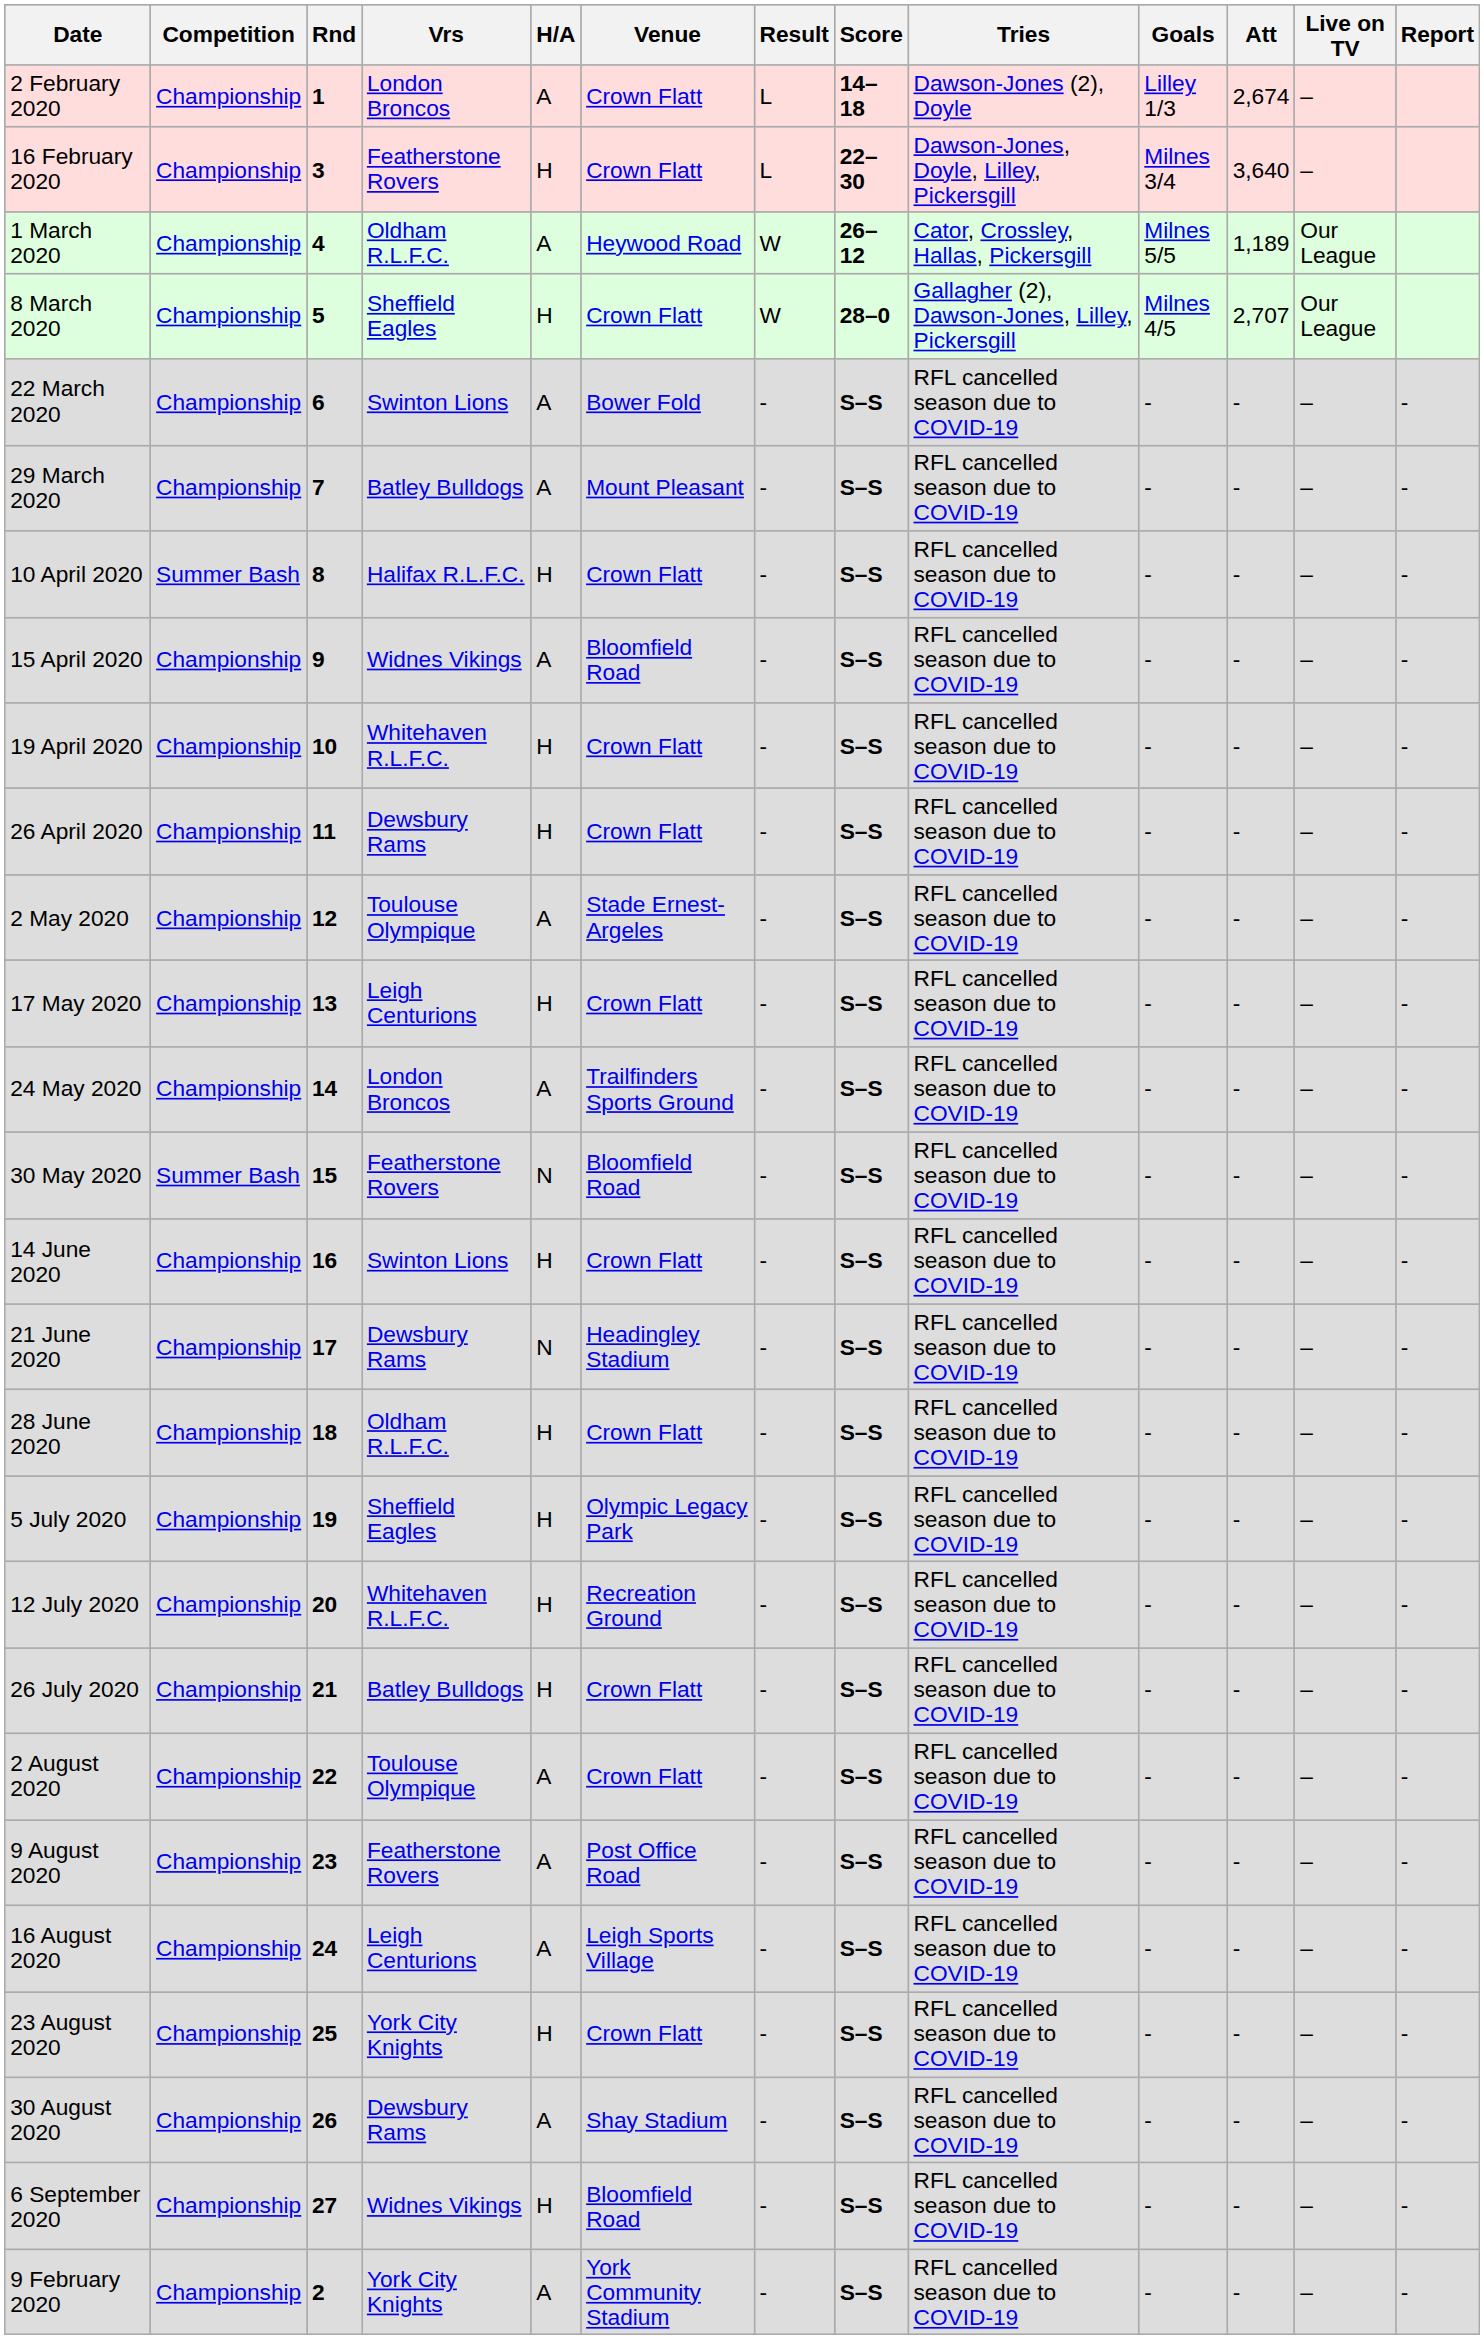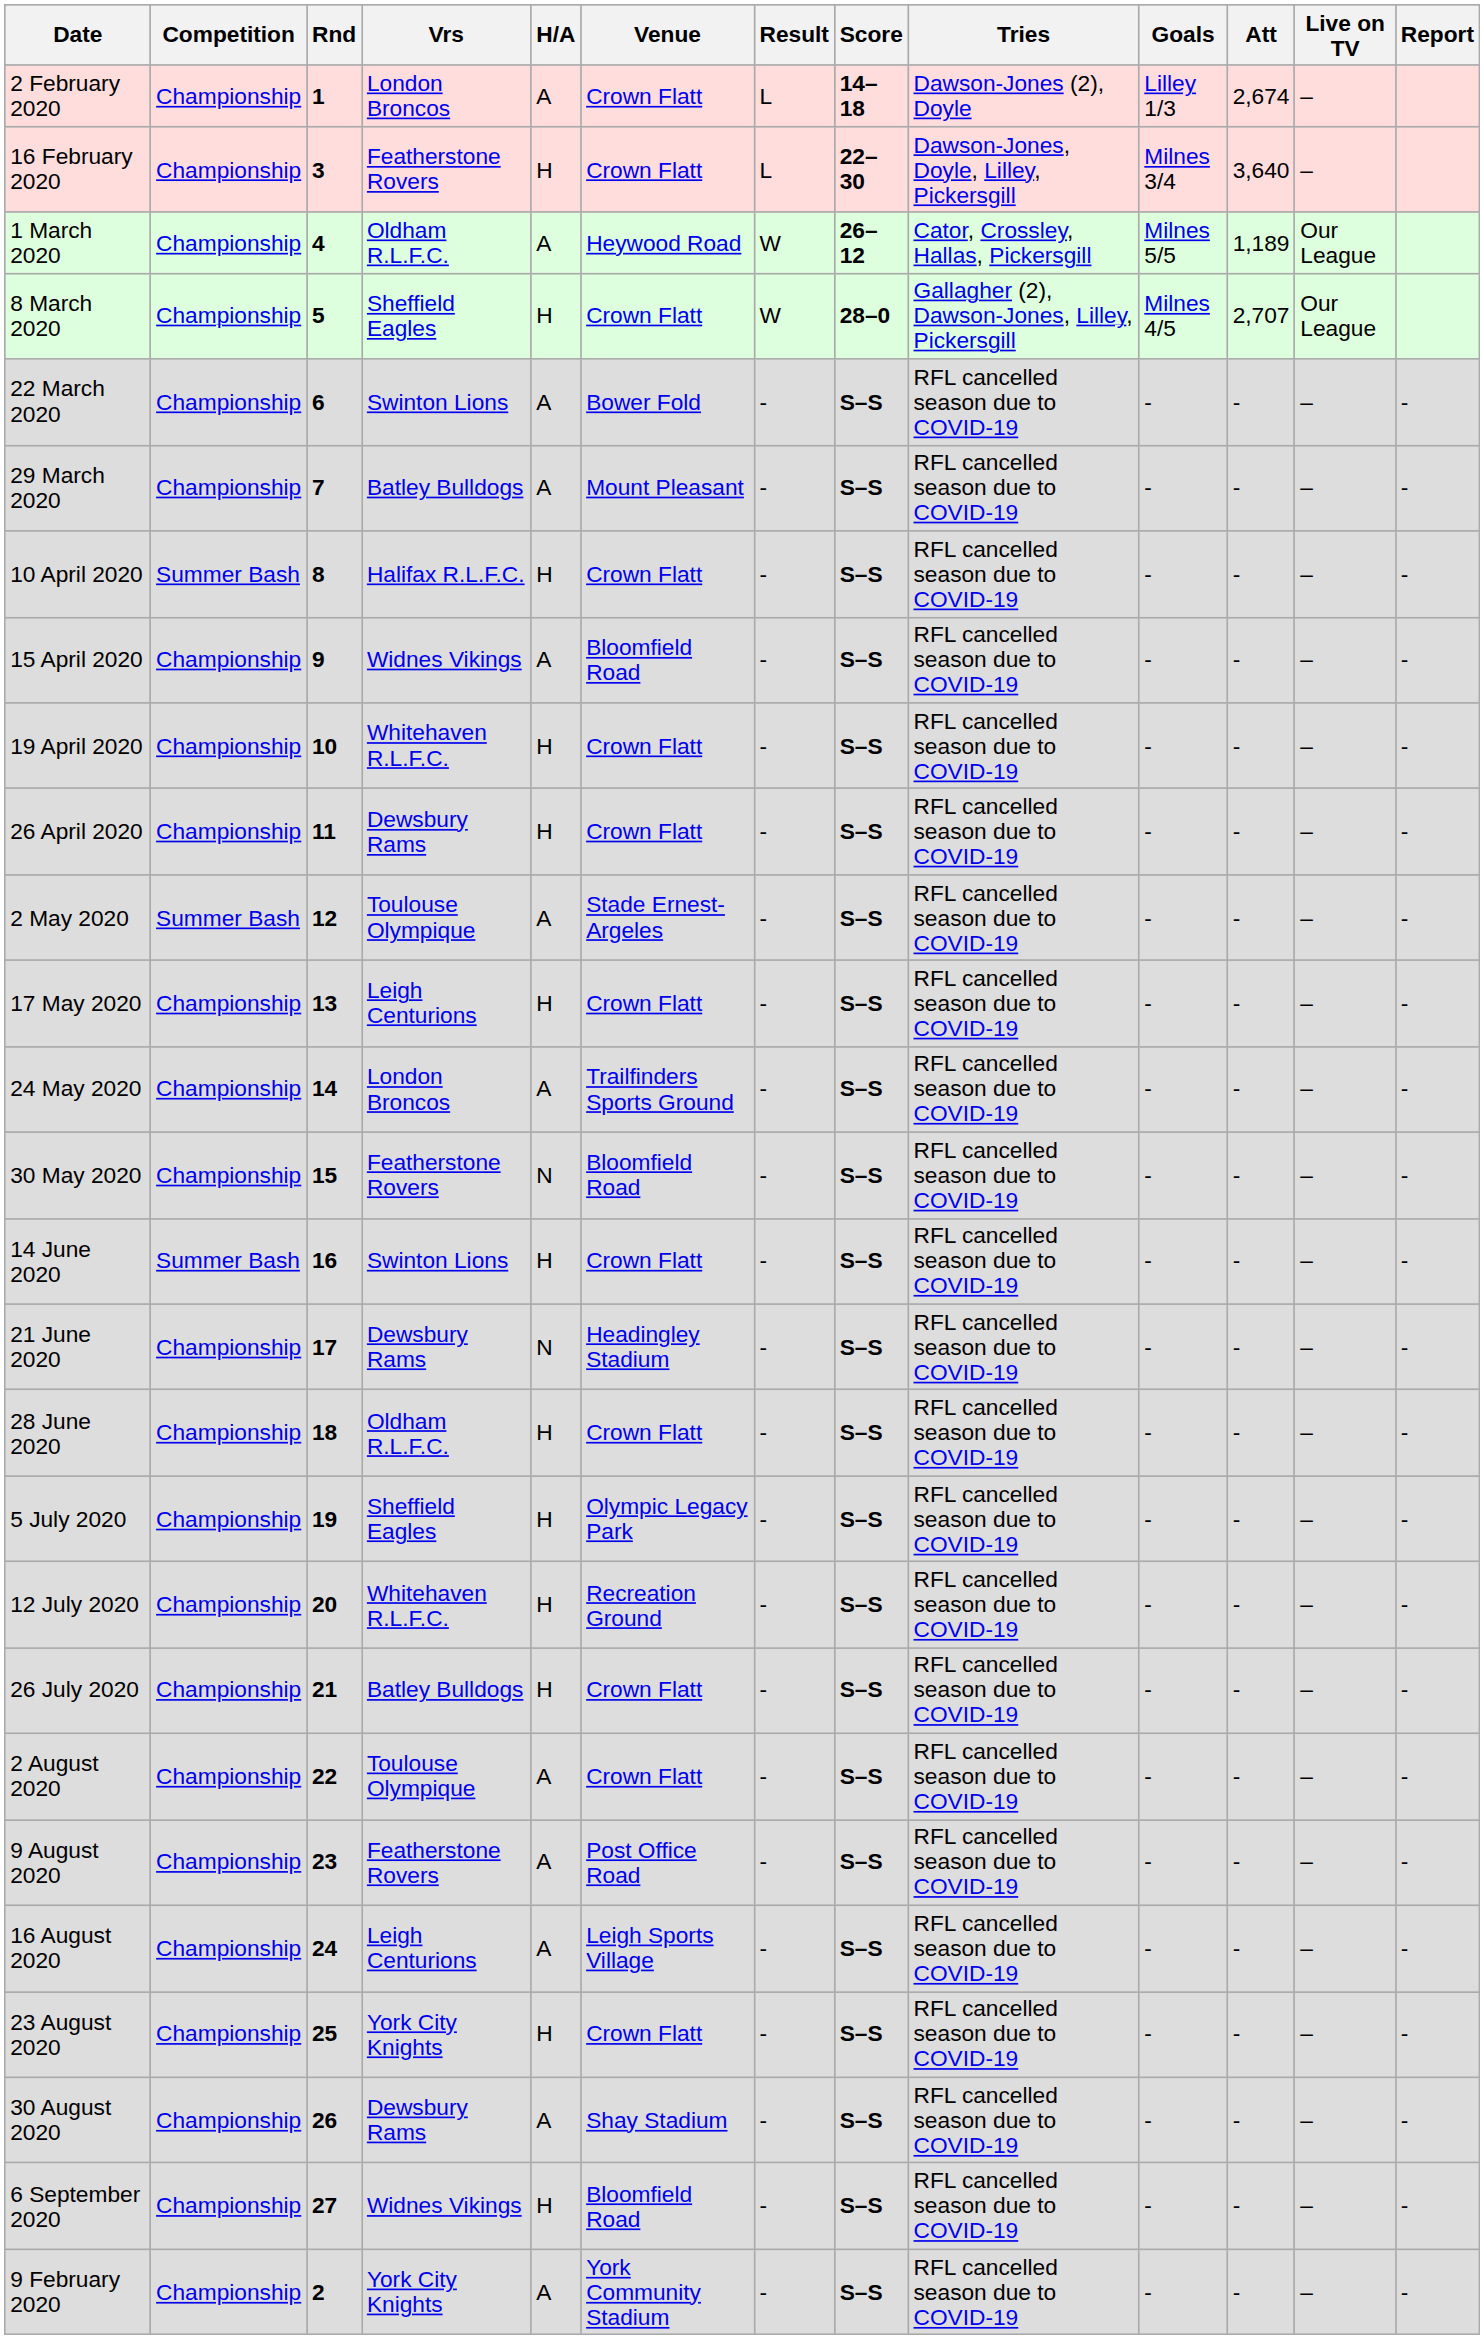(229, 917) Championship -> (228, 917) Summer Bash
(228, 1175) Summer Bash -> (229, 1175) Championship
(229, 1261) Championship -> (228, 1261) Summer Bash
